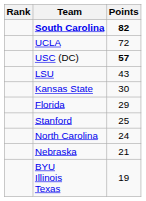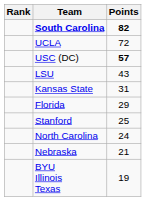(124, 89) 30 -> (124, 89) 31
